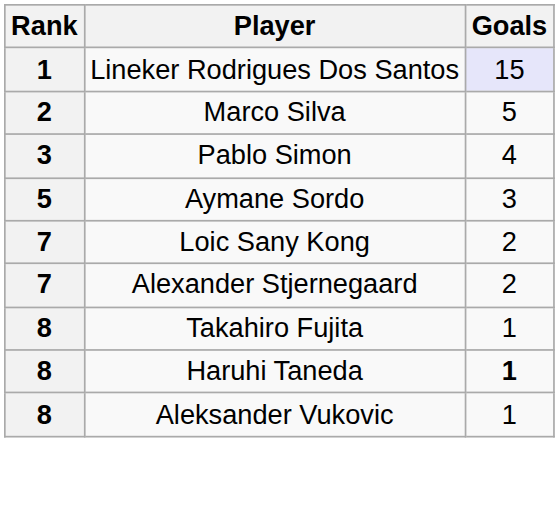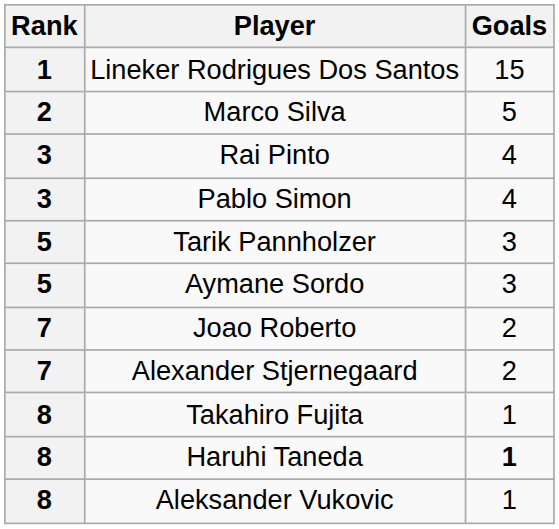(509, 69) lavender background -> (509, 69) no background
+ row: (275, 155)
+ row: (275, 241)
+ row: (275, 328)
- row: (275, 241)
